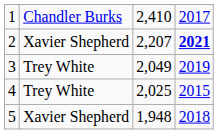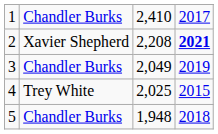(154, 41) 2,207 -> (154, 41) 2,208
(59, 66) Trey White -> (73, 66) Chandler Burks
(76, 116) Xavier Shepherd -> (73, 116) Chandler Burks
